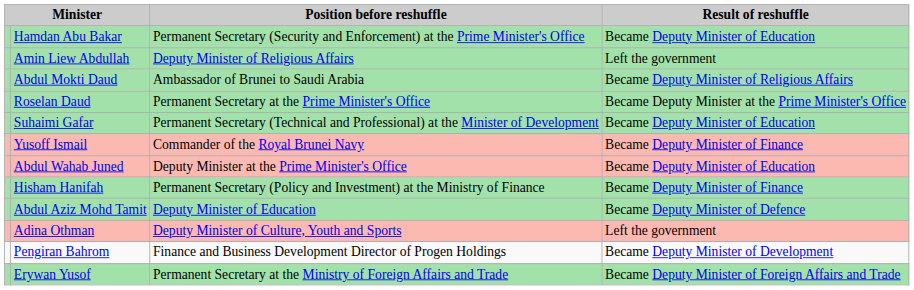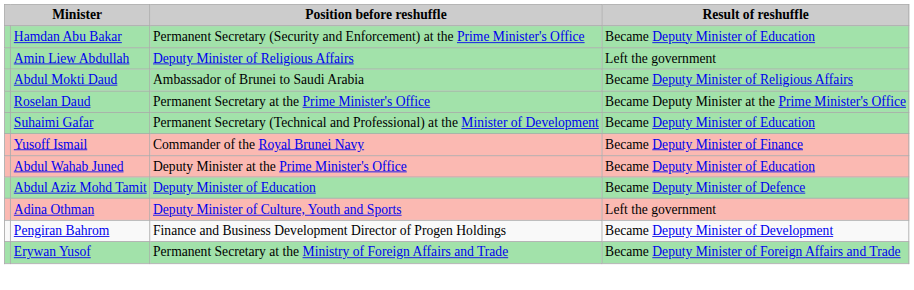- row: (59, 187)
